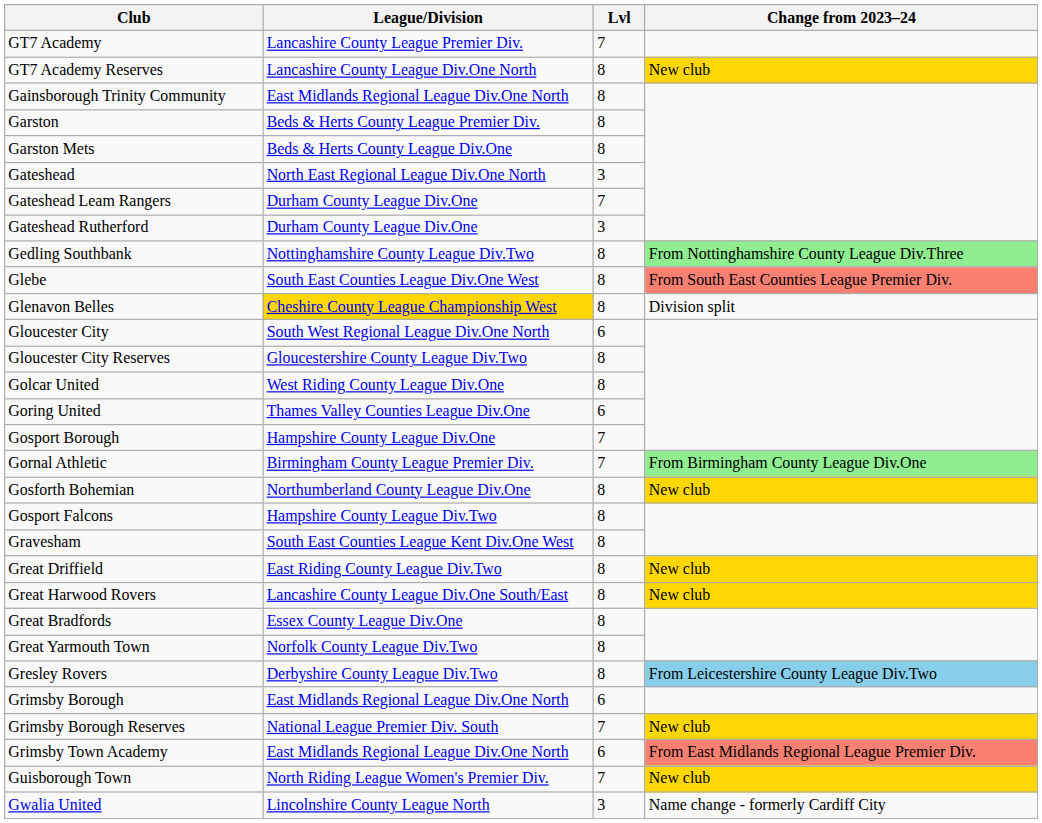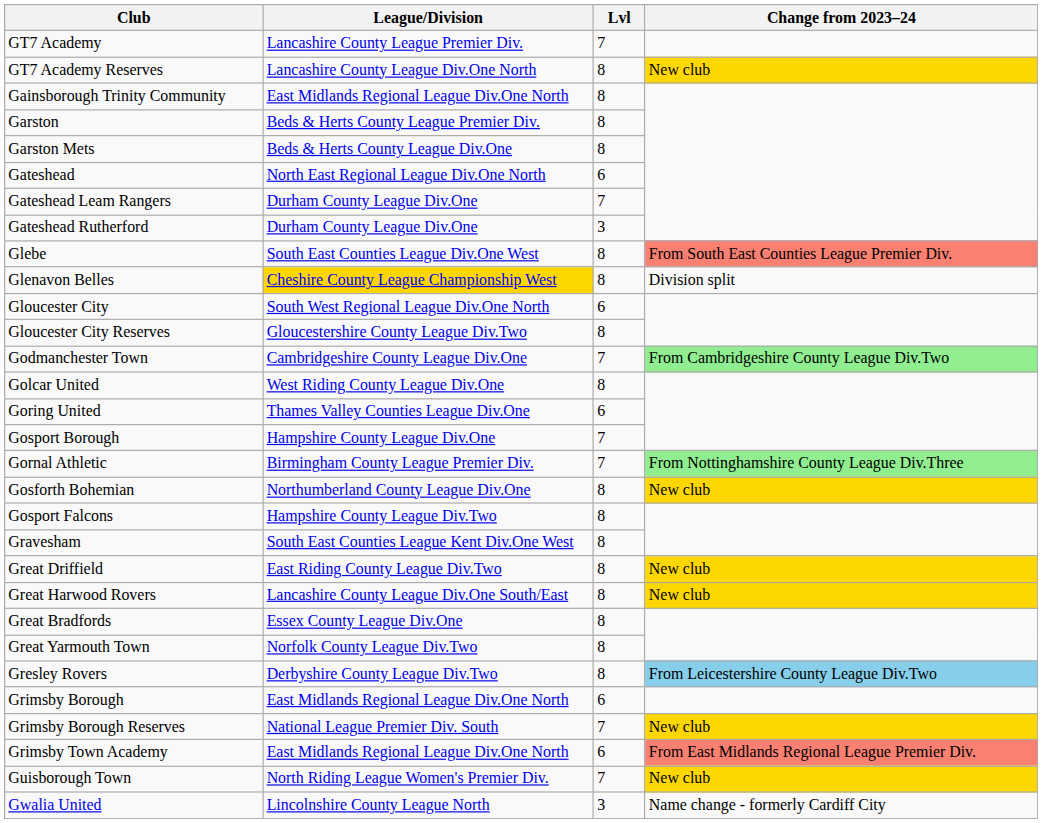(601, 174) 3 -> (601, 174) 6
- row: (70, 253)
+ row: (78, 358)
(788, 463) From Birmingham County League Div.One -> (806, 463) From Nottinghamshire County League Div.Three
